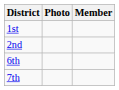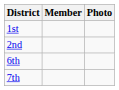columns swapped: (93, 12) <-> (57, 12)
